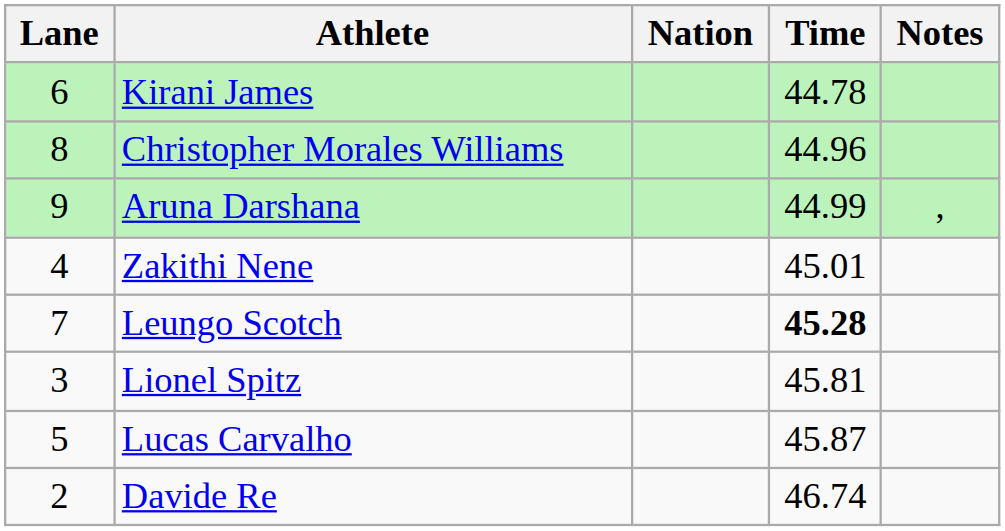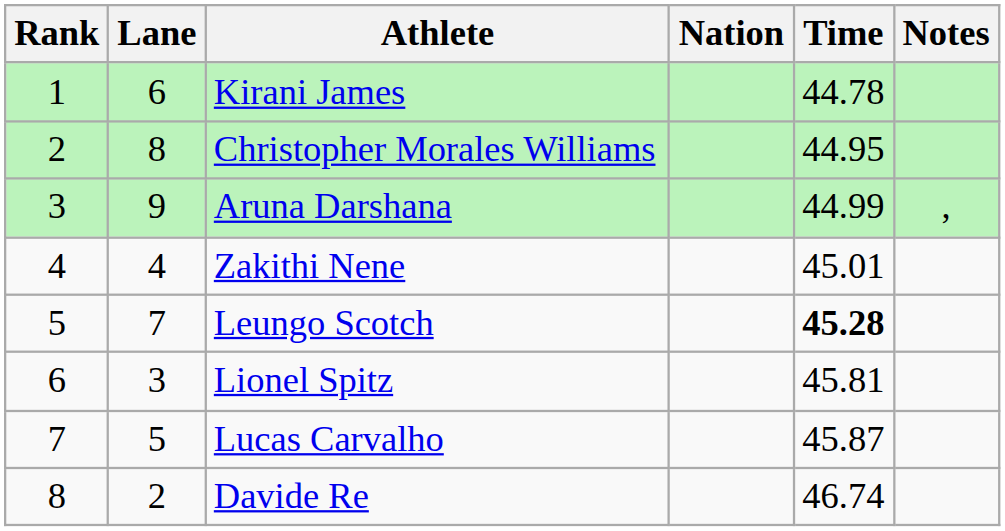+ column: (57, 33)
(825, 149) 44.96 -> (843, 149) 44.95
